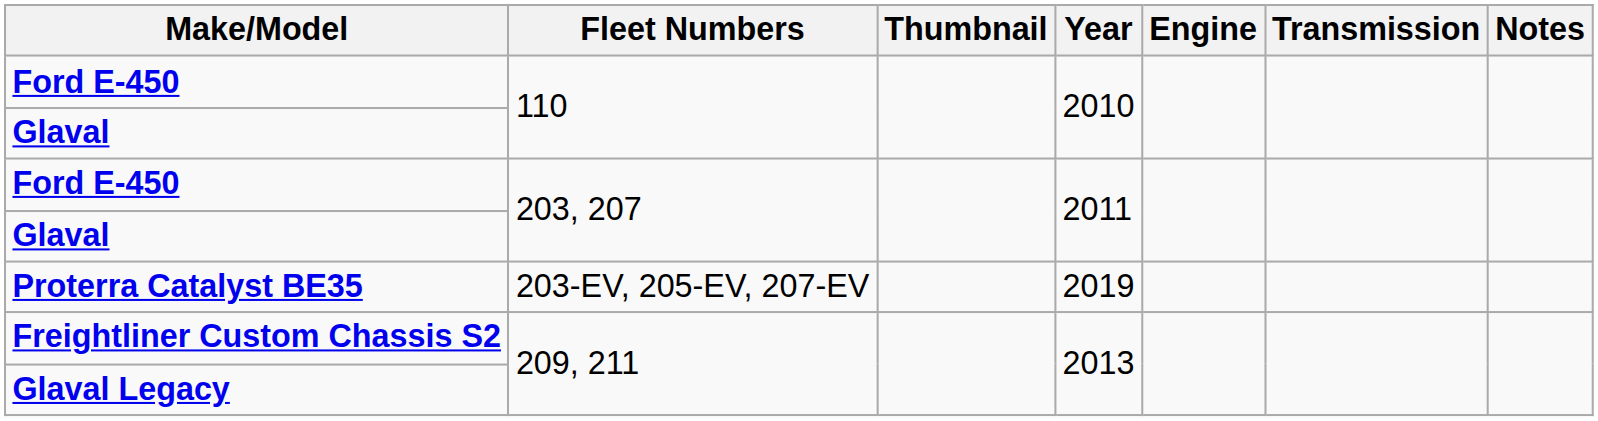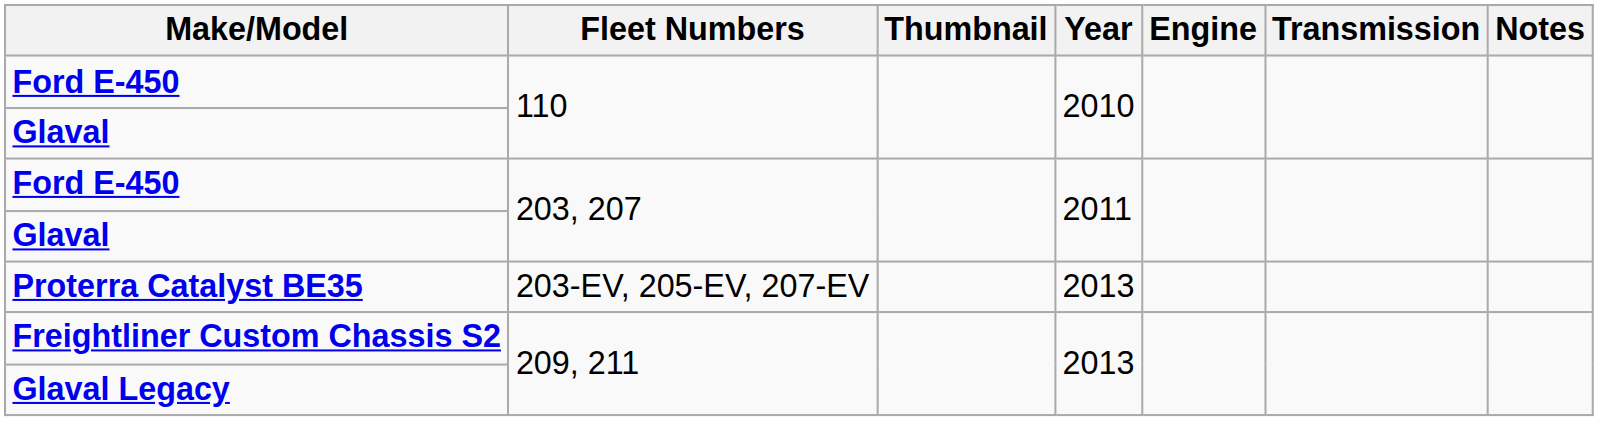(1098, 286) 2019 -> (1098, 286) 2013
